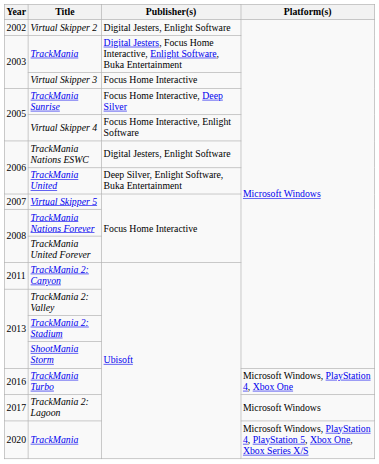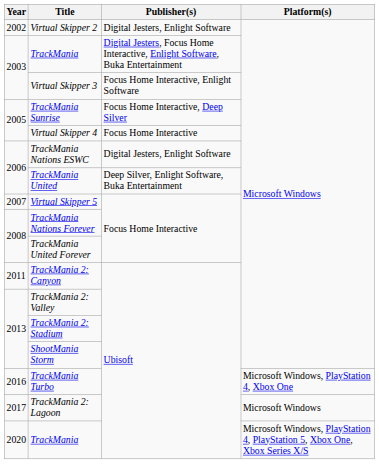(150, 80) Focus Home Interactive -> (167, 86) Focus Home Interactive, Enlight Software
(167, 128) Focus Home Interactive, Enlight Software -> (150, 133) Focus Home Interactive
